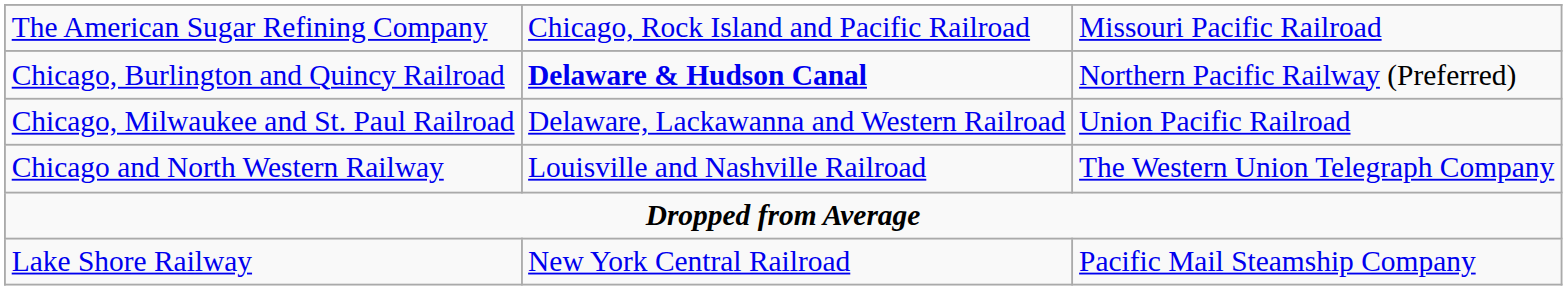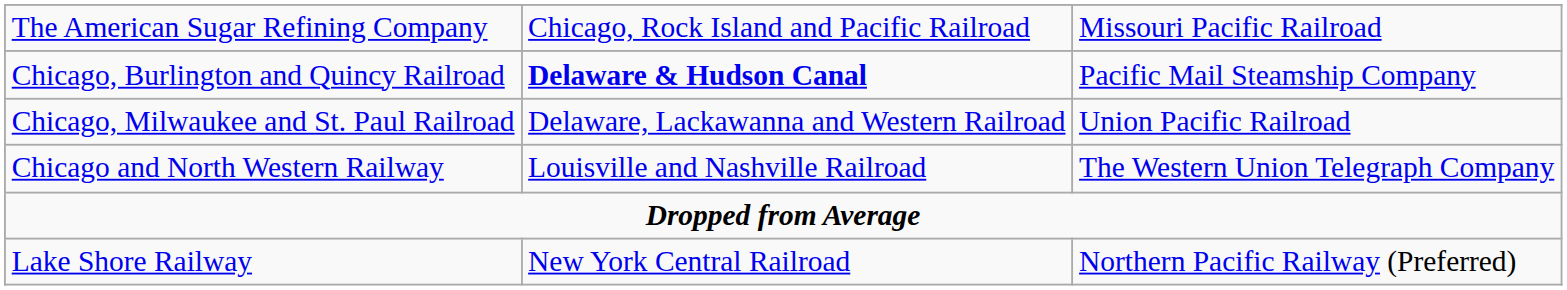(1298, 74) Northern Pacific Railway (Preferred) -> (1277, 74) Pacific Mail Steamship Company
(1277, 261) Pacific Mail Steamship Company -> (1298, 261) Northern Pacific Railway (Preferred)
